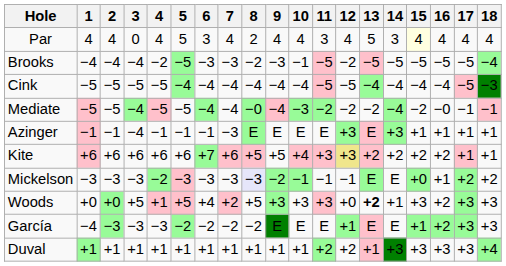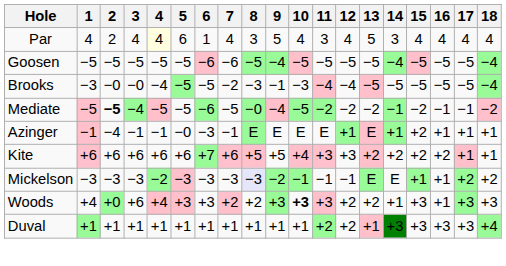(112, 39) 4 -> (112, 39) 2
(136, 39) 0 -> (136, 39) 4
(159, 39) no background -> (159, 39) lightyellow background
(183, 39) 5 -> (183, 39) 6
(206, 39) 3 -> (206, 39) 1
(254, 39) 2 -> (254, 39) 3
(277, 39) 4 -> (277, 39) 5
(419, 39) lightyellow background -> (419, 39) no background
+ row: (34, 62)
(88, 62) −4 -> (88, 86) −3
(112, 62) −4 -> (112, 86) −0
(136, 62) −4 -> (136, 86) −0
(159, 62) −2 -> (159, 86) −4
(206, 62) −3 -> (206, 86) −5
(230, 62) −3 -> (230, 86) −2
(254, 62) −2 -> (254, 86) −3
(277, 62) −3 -> (277, 86) −1
(301, 62) −1 -> (301, 86) −3
(324, 62) −5 -> (324, 86) −4
(348, 62) −2 -> (348, 86) −4
- row: (23, 86)
(112, 109) normal -> (112, 109) bold
(206, 109) −4 -> (206, 109) −6
(230, 109) −4 -> (230, 109) −5
(301, 109) −3 -> (301, 109) −5
(395, 109) −4 -> (395, 109) −1
(442, 109) −0 -> (442, 109) −1
(489, 109) −1 -> (489, 109) −2
(112, 132) −1 -> (112, 132) −4
(136, 132) −4 -> (136, 132) −1
(183, 132) −1 -> (183, 132) −0
(206, 132) −1 -> (206, 132) −3
(230, 132) −3 -> (230, 132) −1
(348, 132) +3 -> (348, 132) +1
(395, 132) +3 -> (395, 132) +1
(419, 132) +1 -> (419, 132) +2
(348, 156) khaki background -> (348, 156) no background
(419, 179) +0 -> (419, 179) +1
(88, 202) +0 -> (88, 202) +4
(136, 202) +5 -> (136, 202) +6
(159, 202) +1 -> (159, 202) +4
(183, 202) +5 -> (183, 202) +3
(206, 202) +4 -> (206, 202) +3
(254, 202) +5 -> (254, 202) +2
(301, 202) normal -> (301, 202) bold
(348, 202) +0 -> (348, 202) +2
(371, 202) bold -> (371, 202) normal
(442, 202) +2 -> (442, 202) +1
- row: (30, 226)
